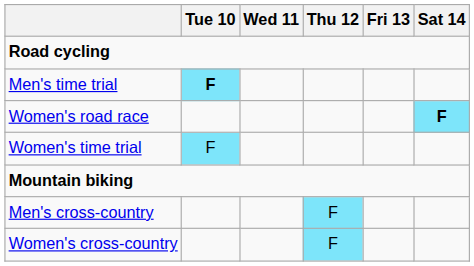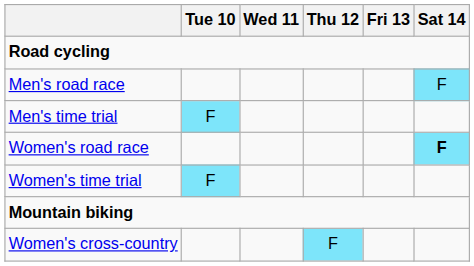+ row: (67, 84)
(211, 84) bold -> (211, 116) normal
- row: (81, 212)
